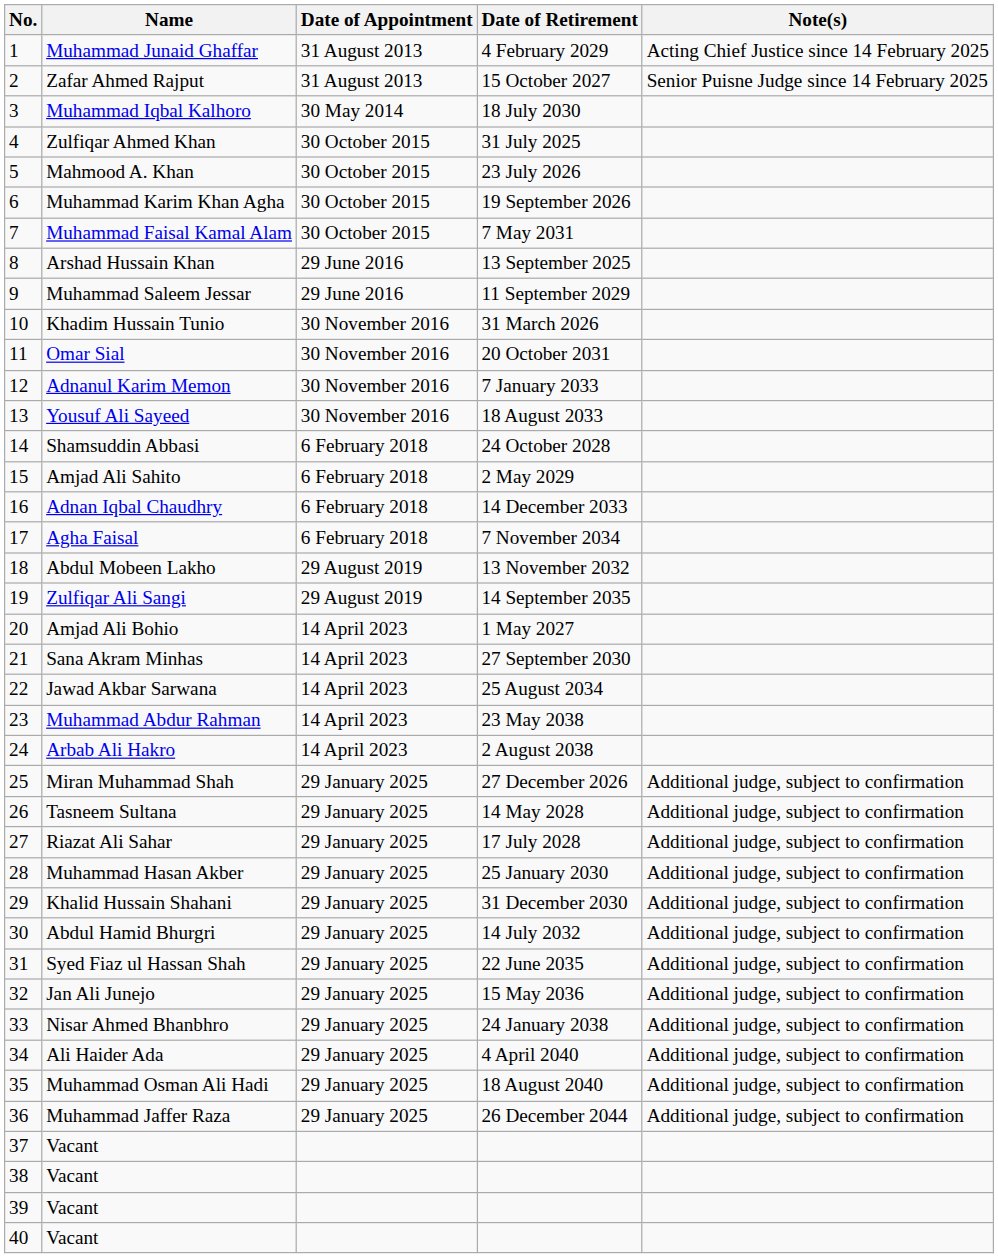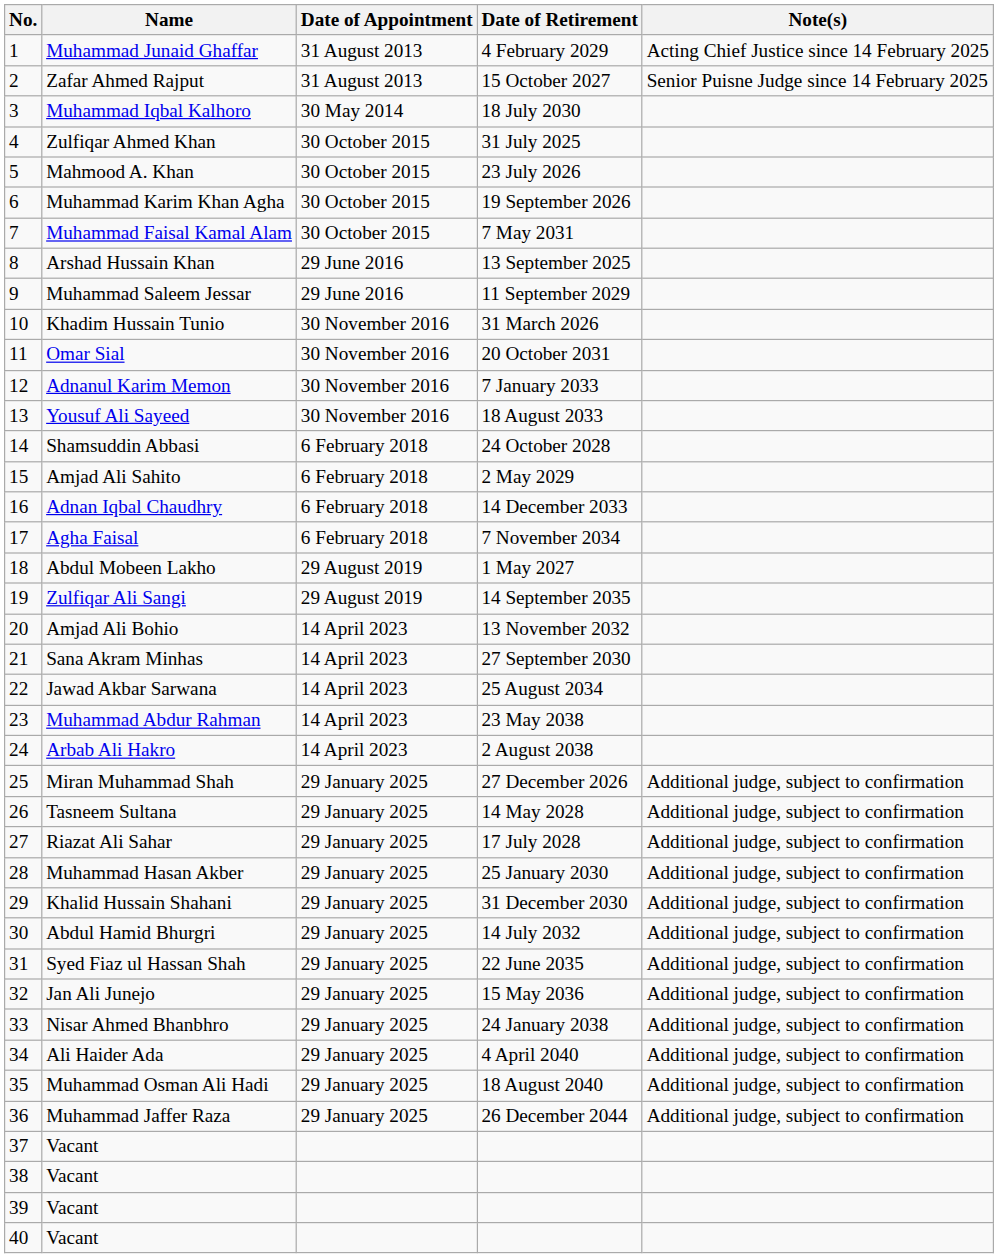(556, 567) 13 November 2032 -> (528, 567) 1 May 2027
(528, 628) 1 May 2027 -> (556, 628) 13 November 2032
